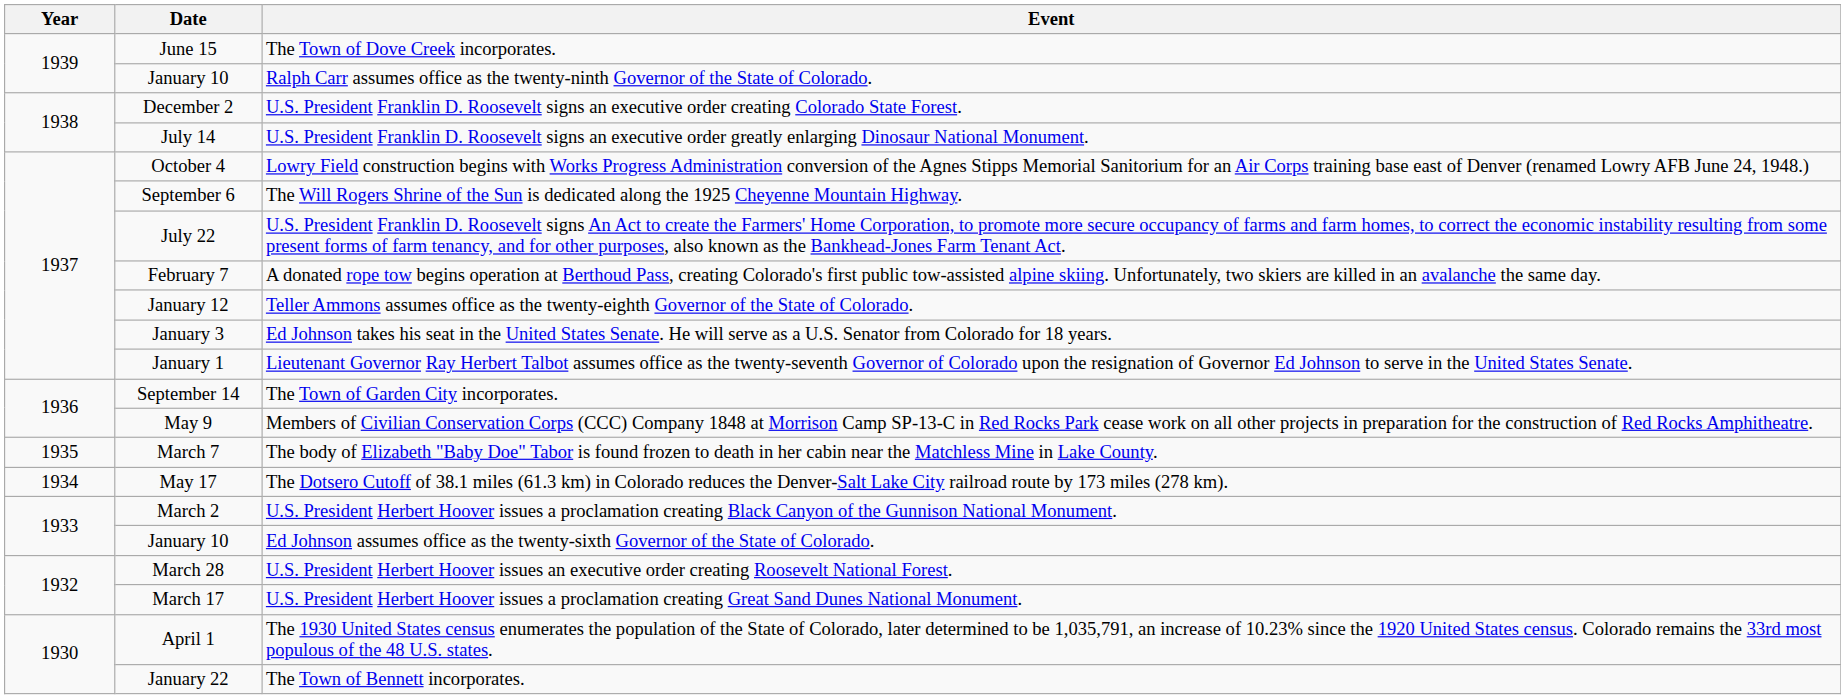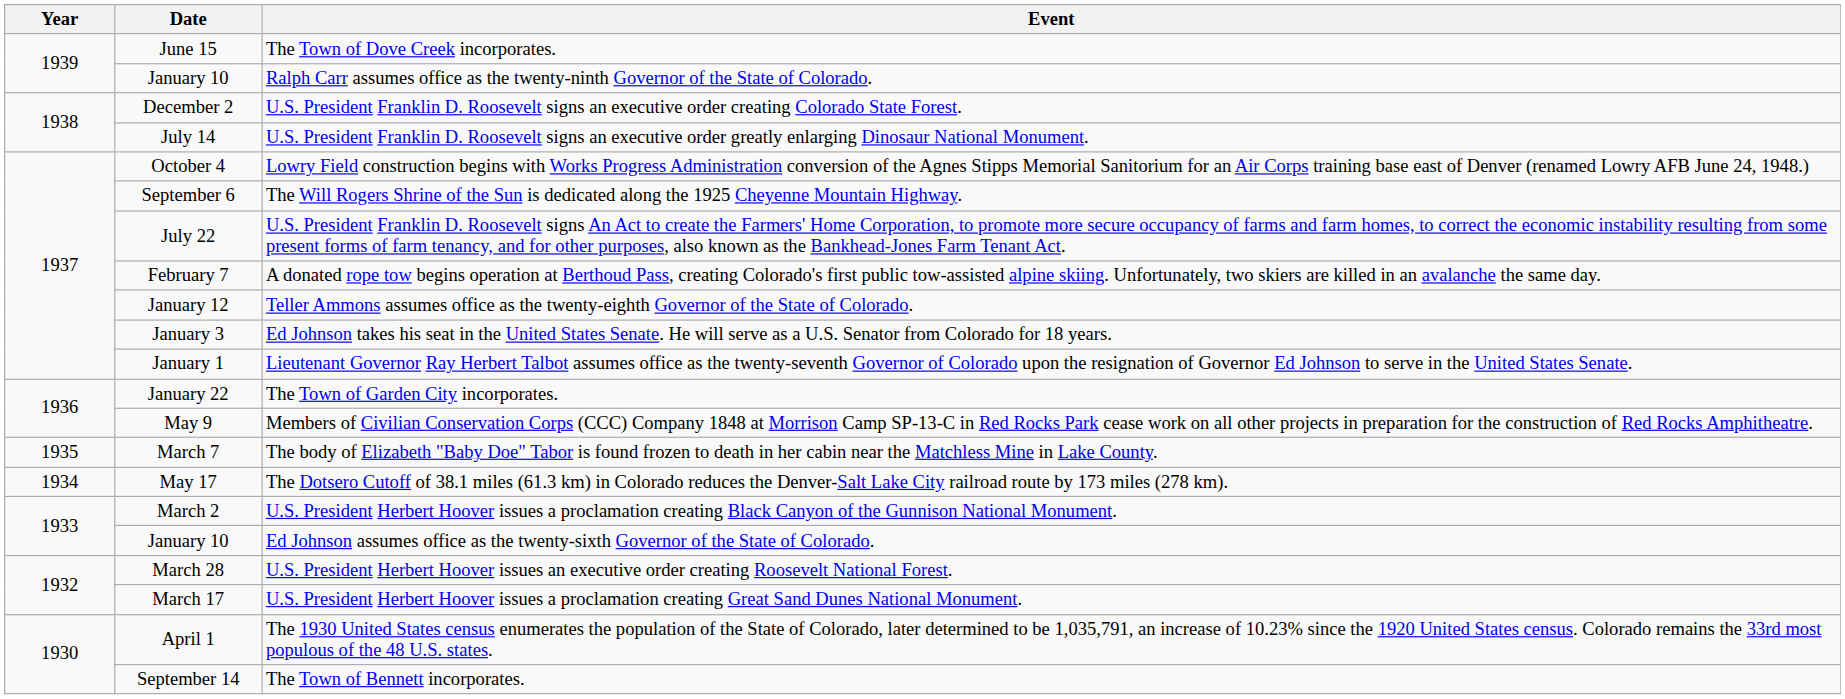(188, 393) September 14 -> (188, 393) January 22
(188, 679) January 22 -> (188, 679) September 14
